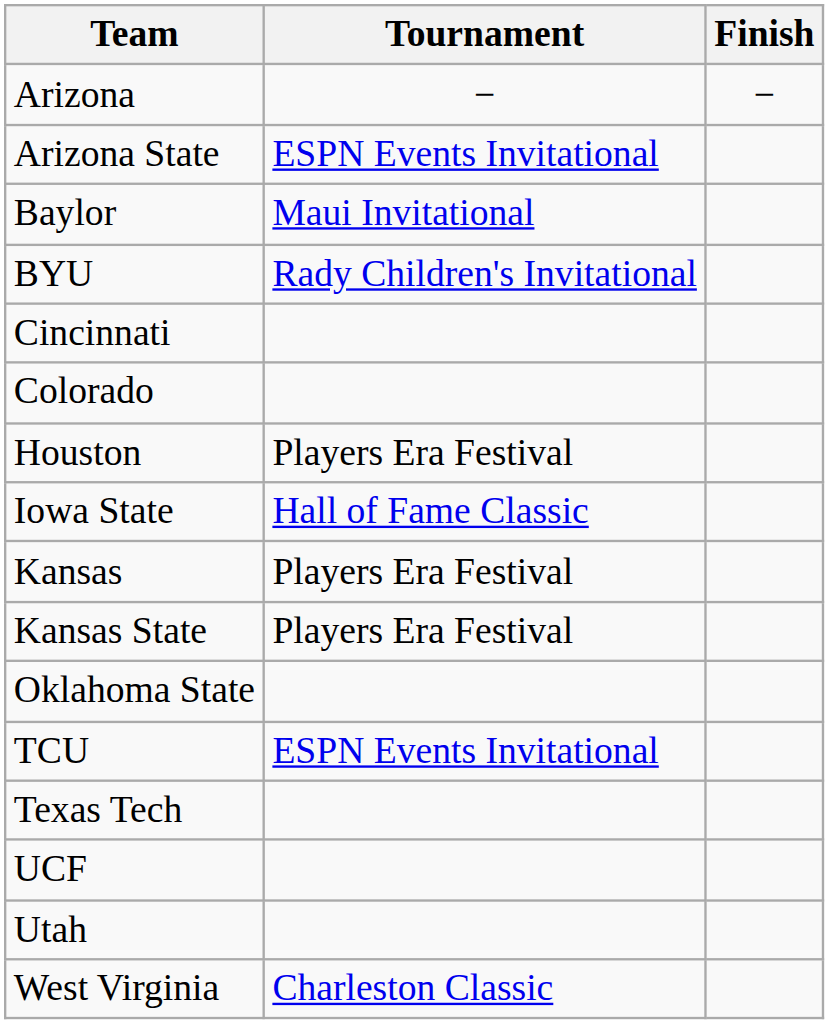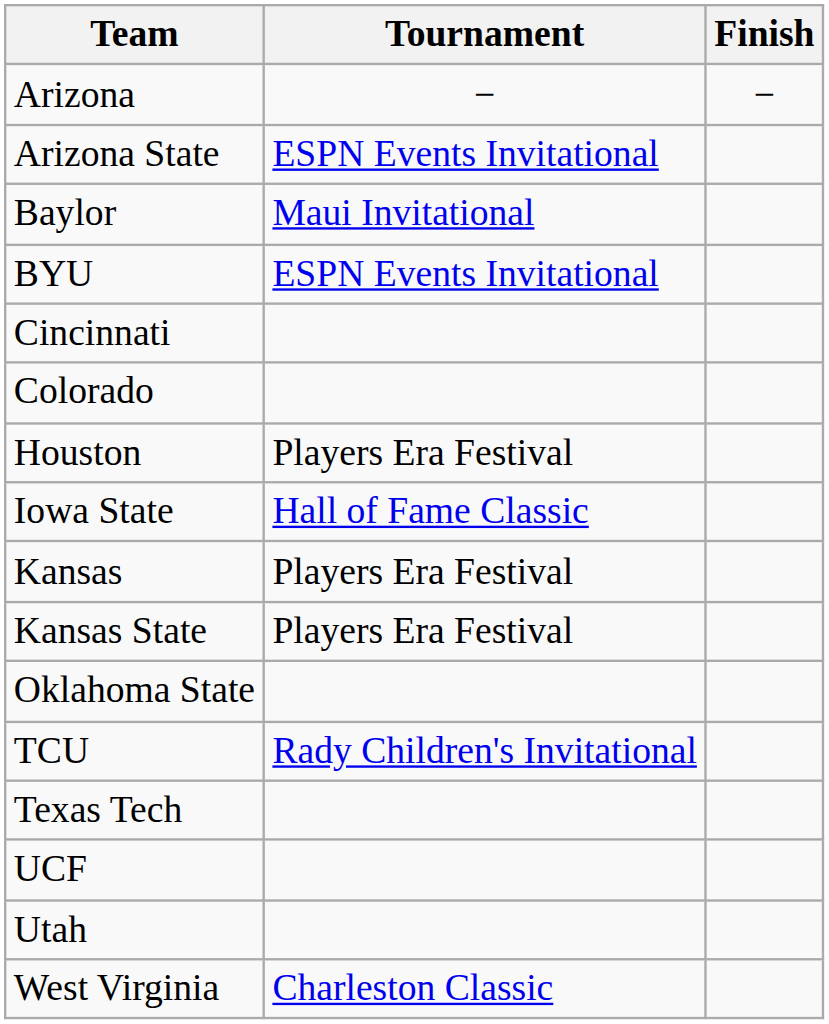(485, 272) Rady Children's Invitational -> (466, 272) ESPN Events Invitational
(466, 749) ESPN Events Invitational -> (485, 749) Rady Children's Invitational
